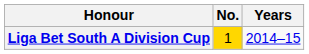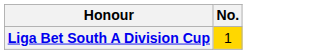- column: (273, 15)
